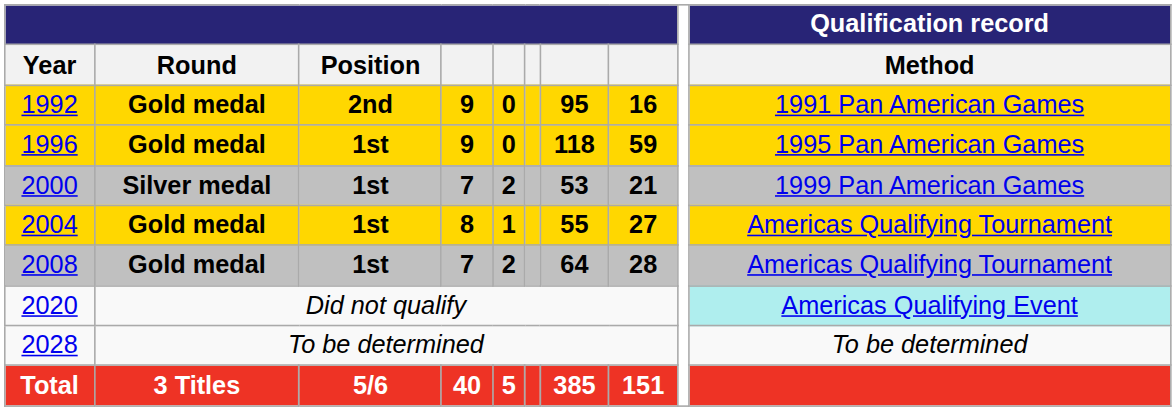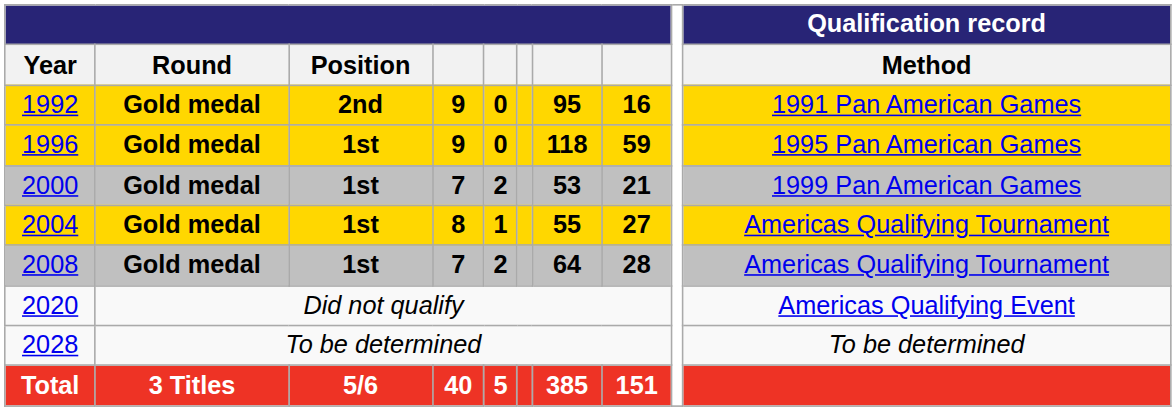(197, 184) Silver medal -> (192, 184) Gold medal
(930, 305) paleturquoise background -> (927, 305) no background
